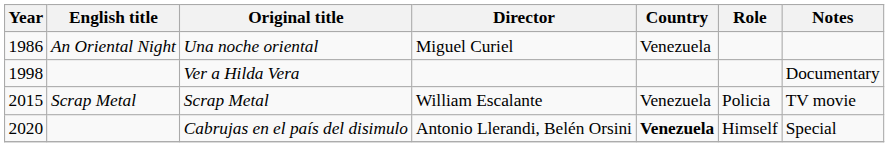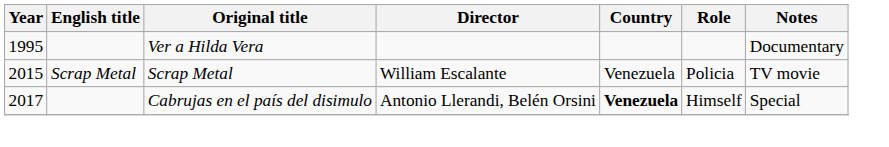- row: (251, 45)
(26, 73) 1998 -> (26, 45) 1995
(26, 127) 2020 -> (26, 100) 2017
